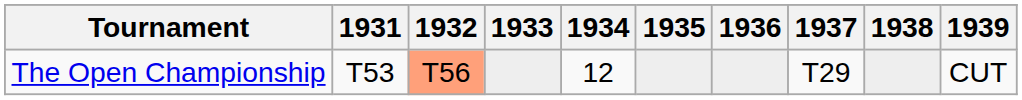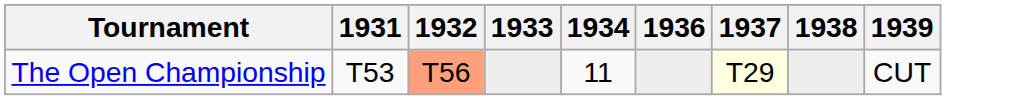- column: (674, 27)
(598, 72) 12 -> (598, 72) 11
(826, 72) no background -> (750, 72) lightyellow background
